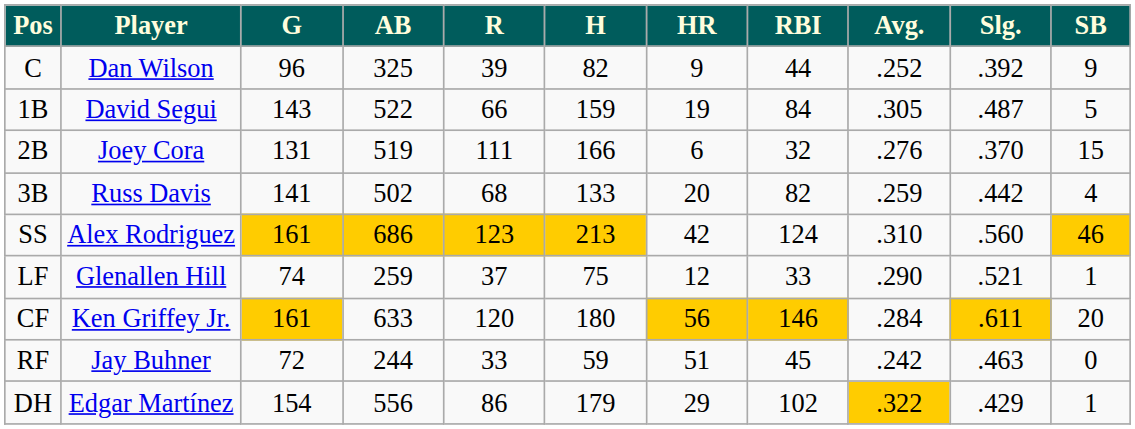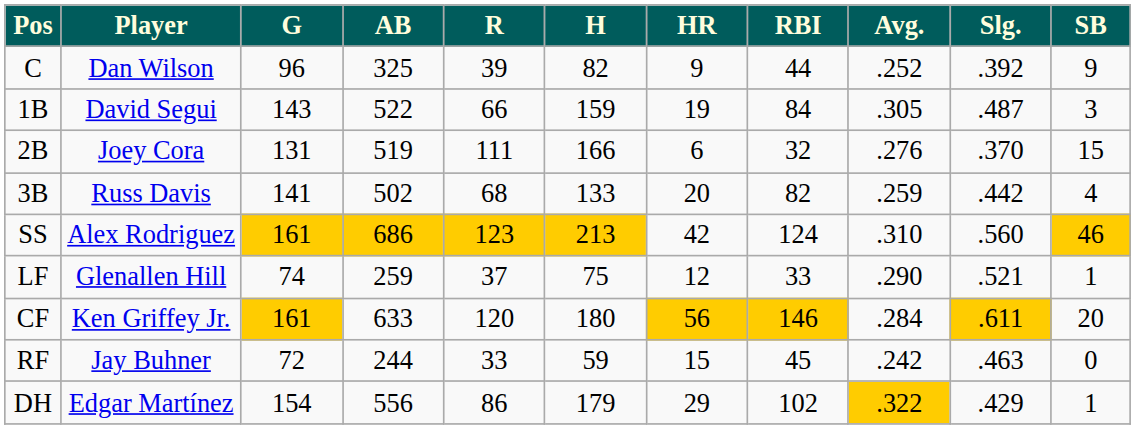(1091, 109) 5 -> (1091, 109) 3
(697, 360) 51 -> (697, 360) 15
